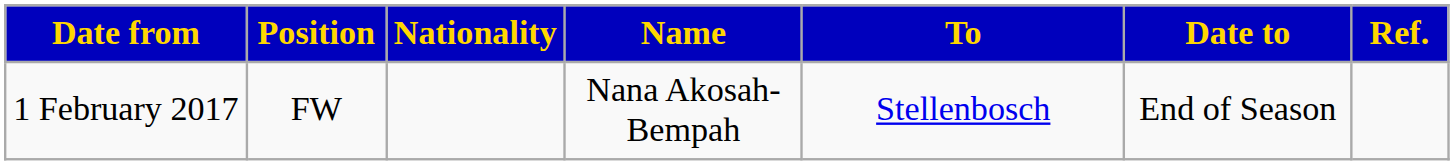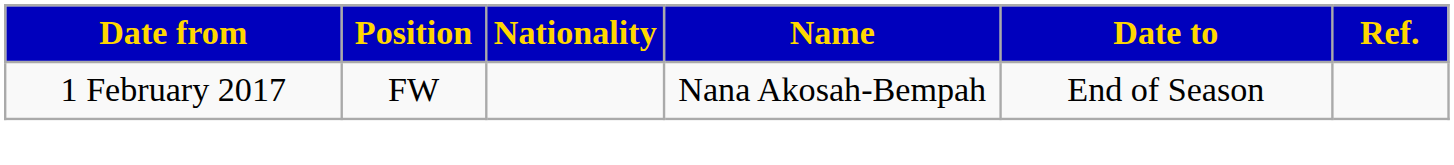- column: (963, 33)
